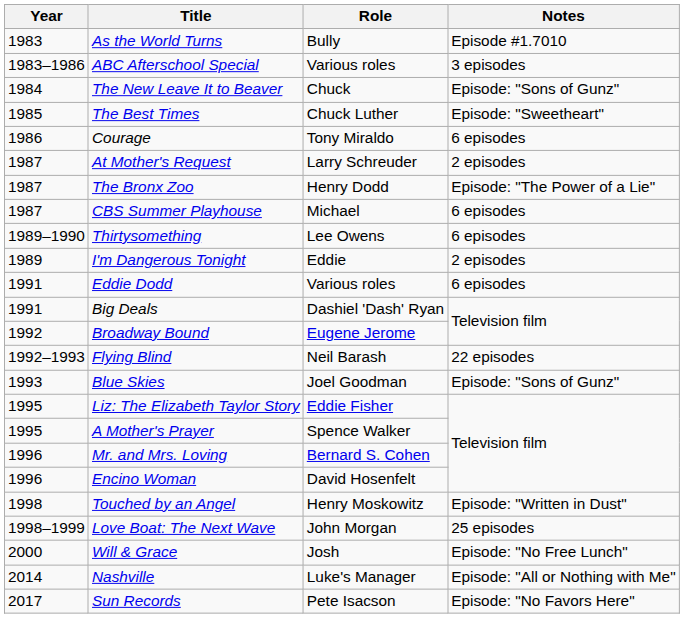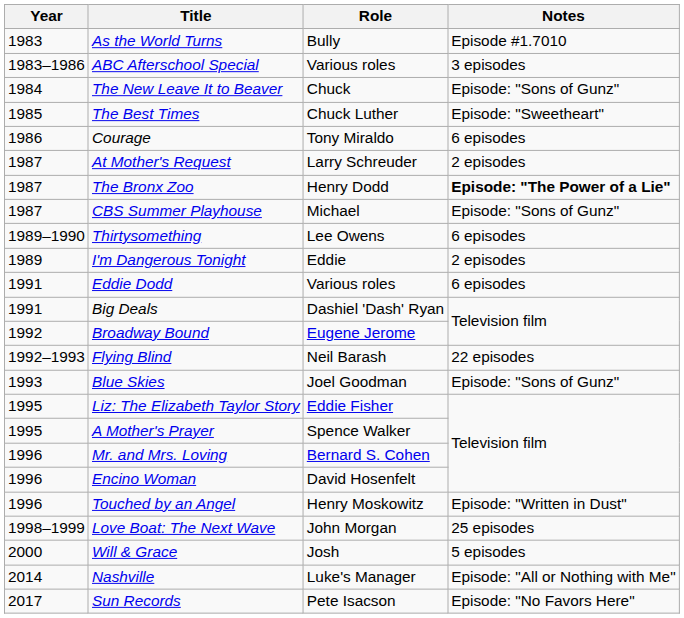(553, 187) normal -> (561, 187) bold
(488, 211) 6 episodes -> (535, 211) Episode: "Sons of Gunz"
(25, 503) 1998 -> (25, 503) 1996
(540, 552) Episode: "No Free Lunch" -> (488, 552) 5 episodes
